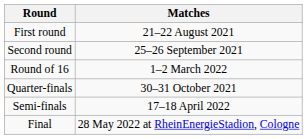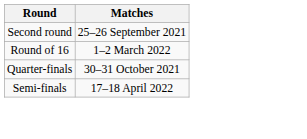- row: (40, 32)
- row: (40, 124)
